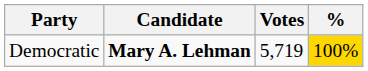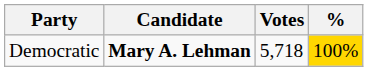(282, 50) 5,719 -> (282, 50) 5,718
